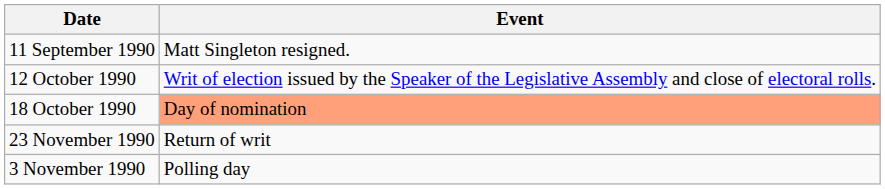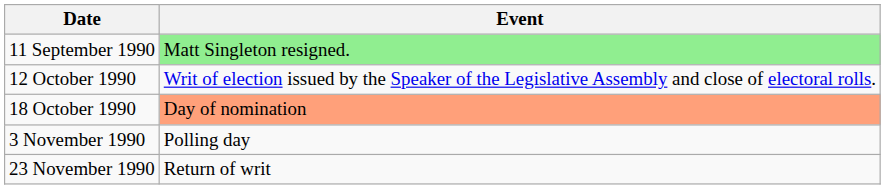(257, 49) no background -> (257, 49) lightgreen background
rows swapped: (77, 169) <-> (82, 139)
